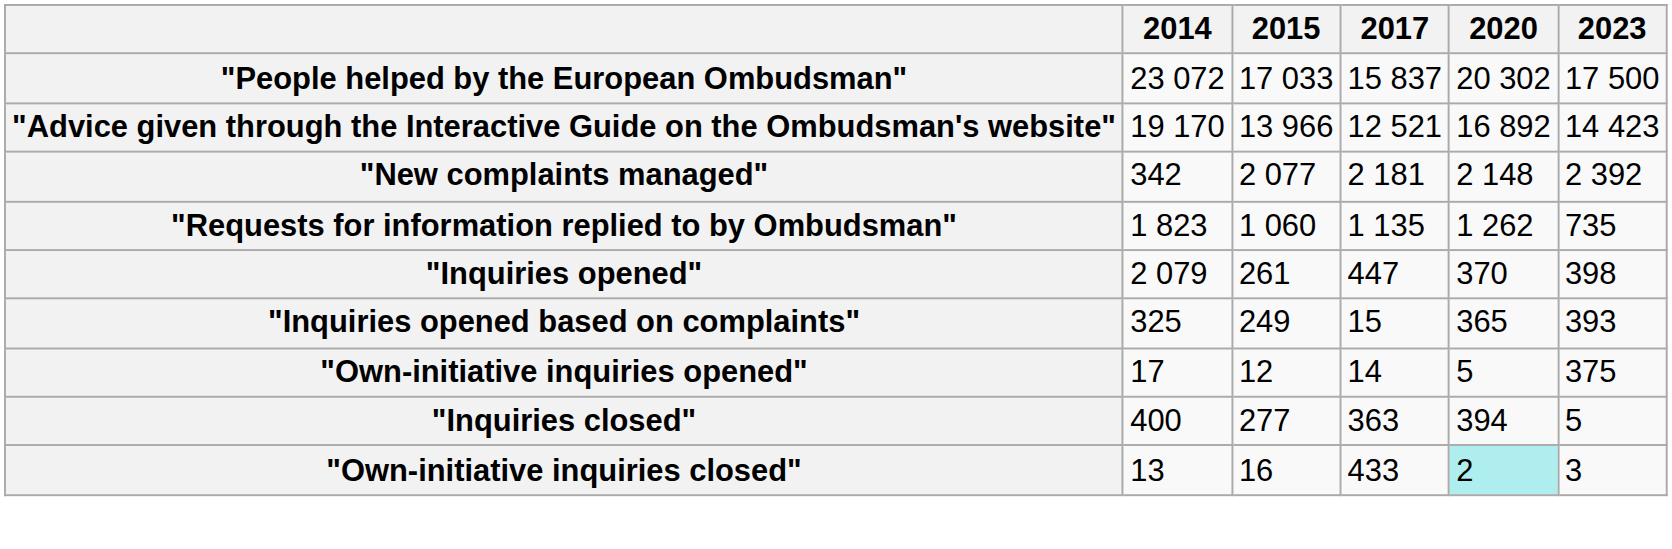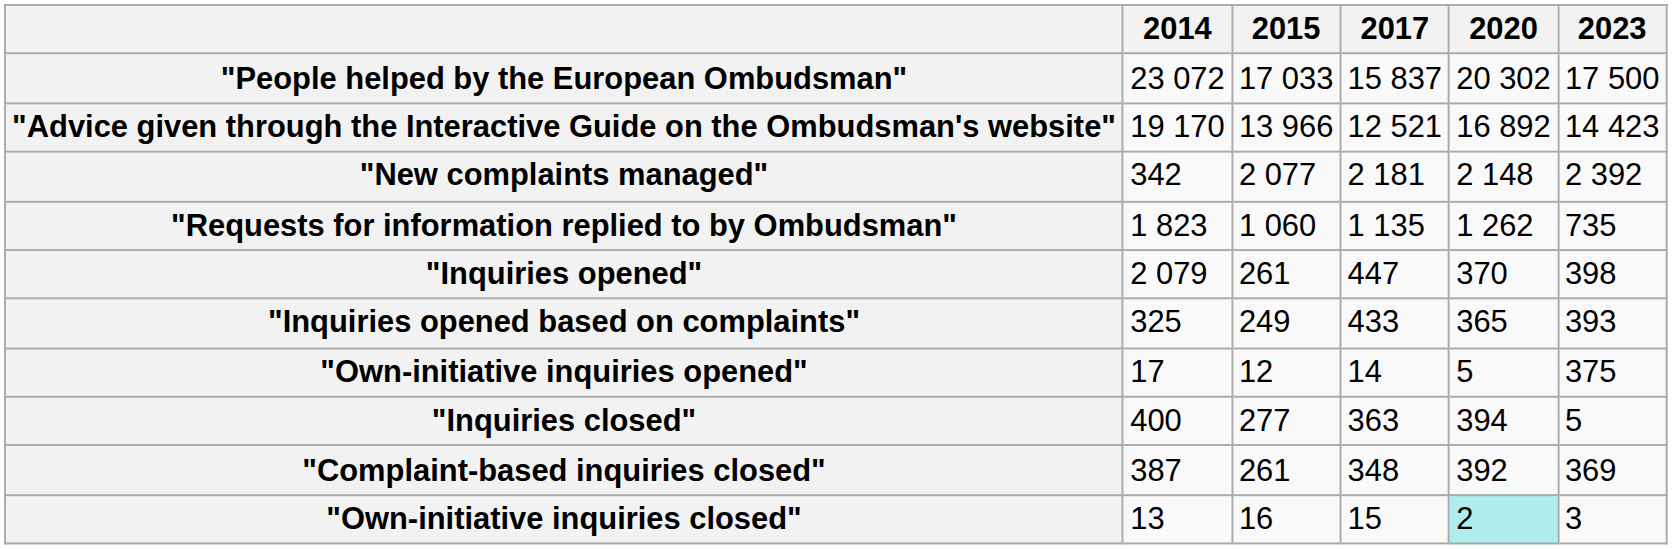(1365, 322) 15 -> (1373, 322) 433
+ row: (564, 469)
(1373, 469) 433 -> (1365, 518) 15
